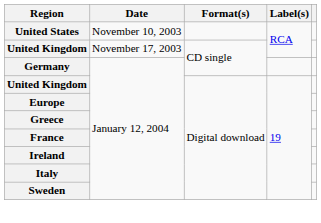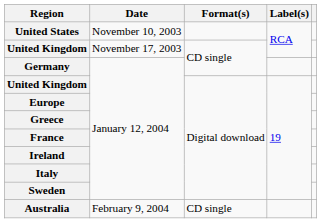+ row: (47, 208)
